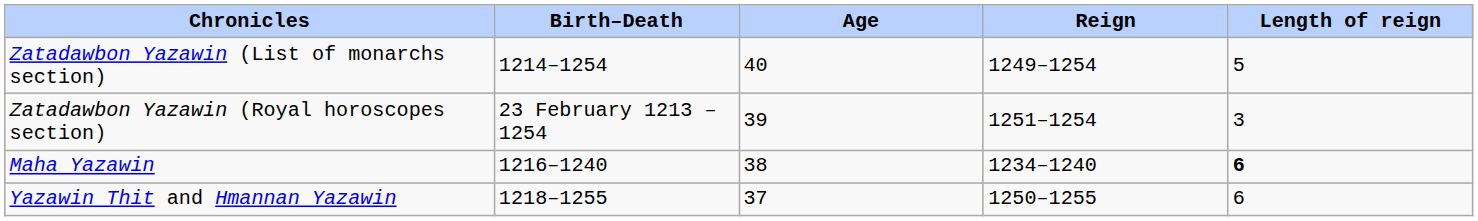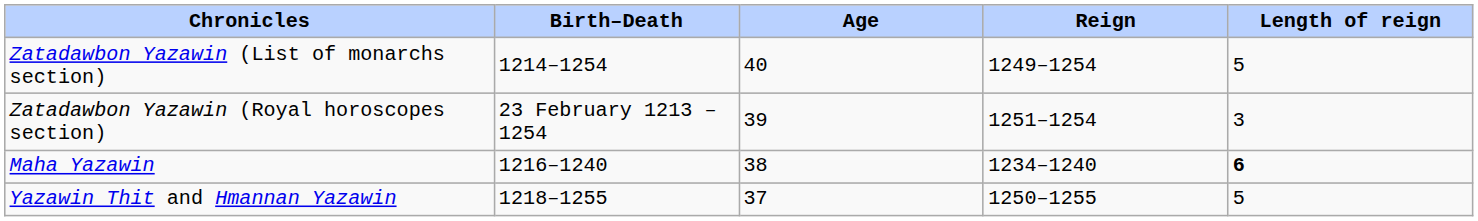(1239, 199) 6 -> (1239, 199) 5
